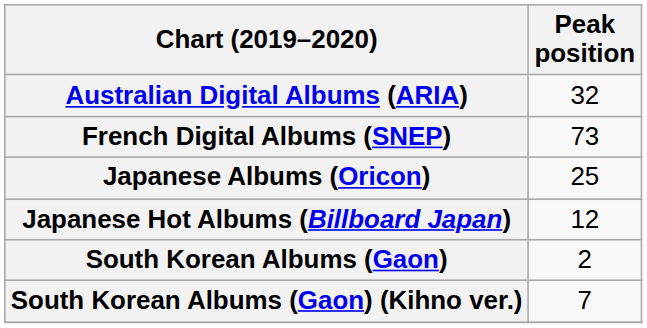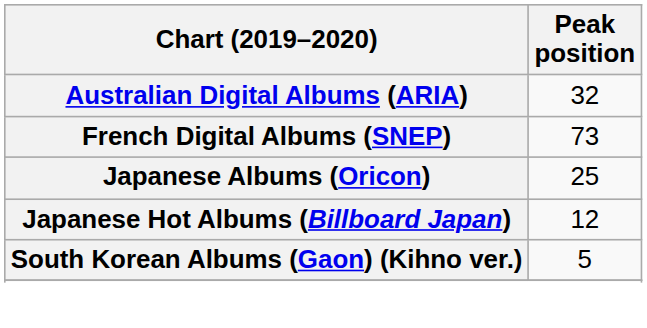- row: (267, 259)
(585, 300) 7 -> (585, 259) 5
